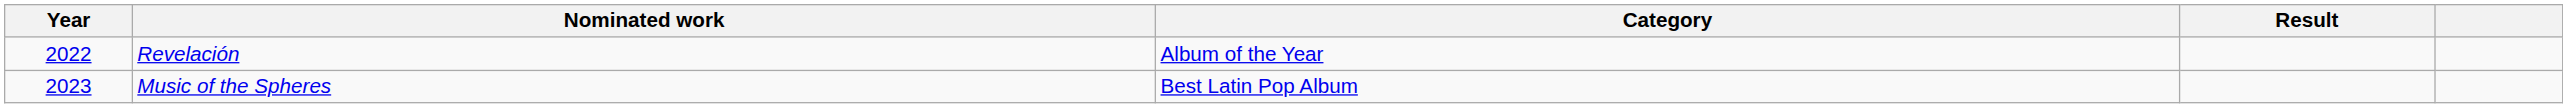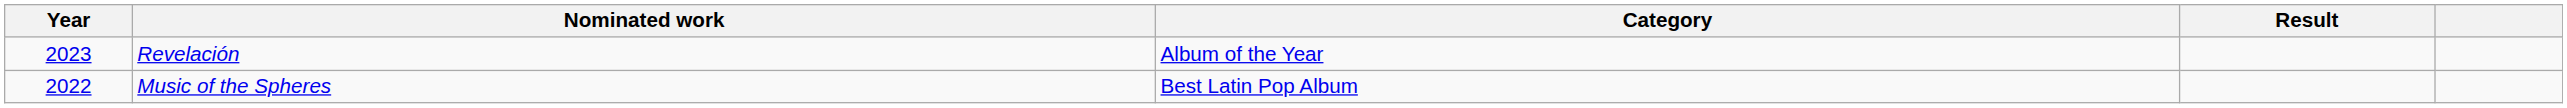(69, 53) 2022 -> (69, 53) 2023
(69, 86) 2023 -> (69, 86) 2022
